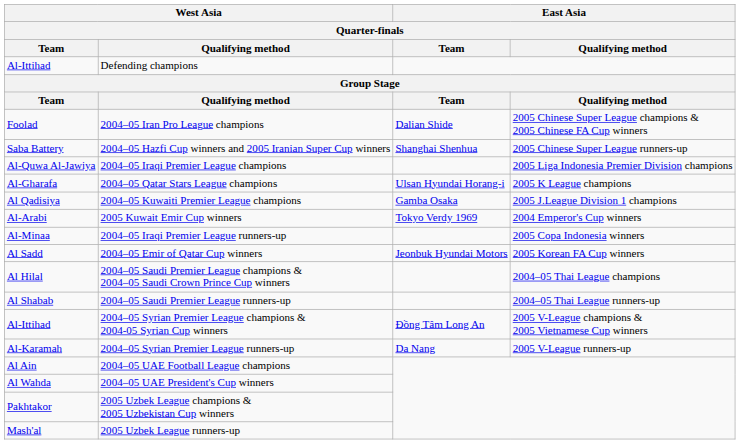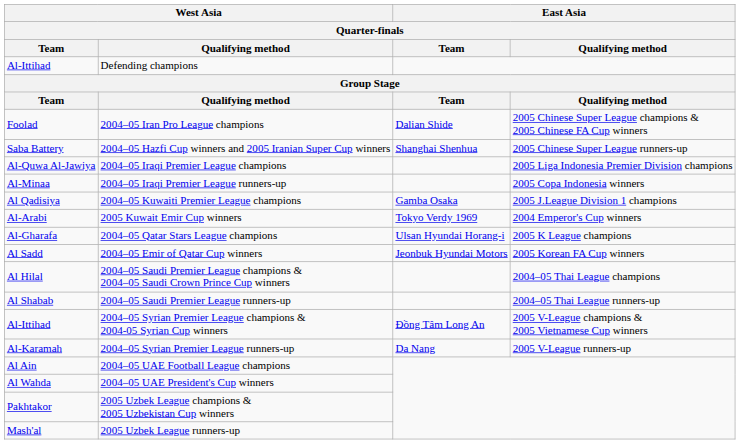rows swapped: (193, 235) <-> (189, 183)
